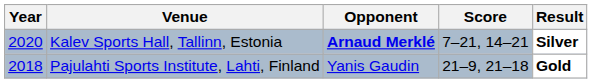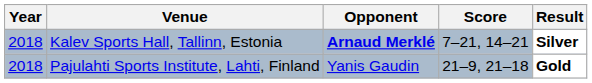(25, 42) 2020 -> (25, 42) 2018
